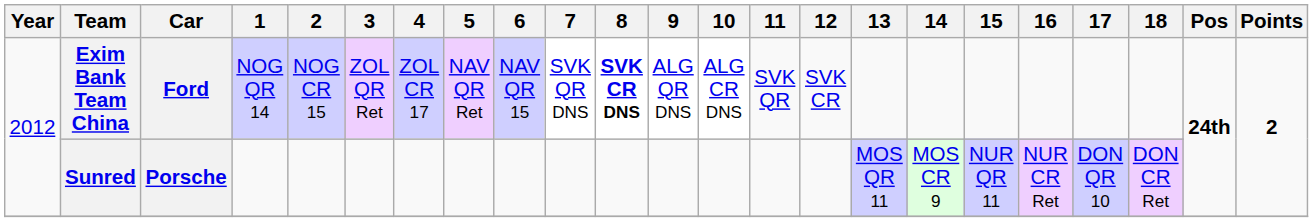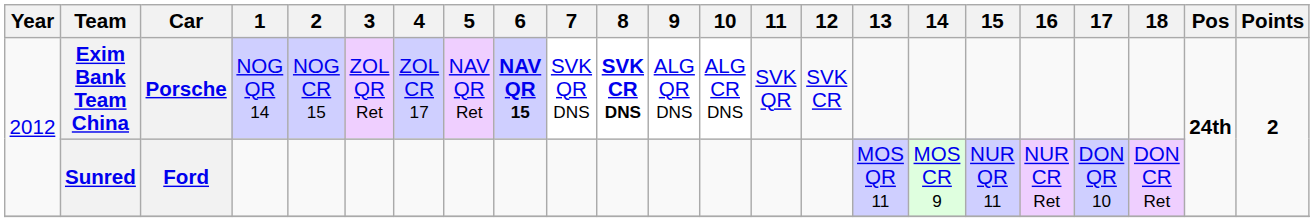(186, 88) Ford -> (186, 88) Porsche
(520, 88) normal -> (520, 88) bold
(186, 178) Porsche -> (186, 178) Ford
